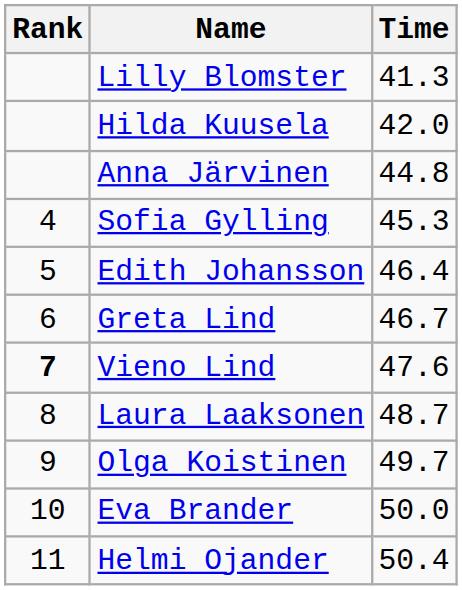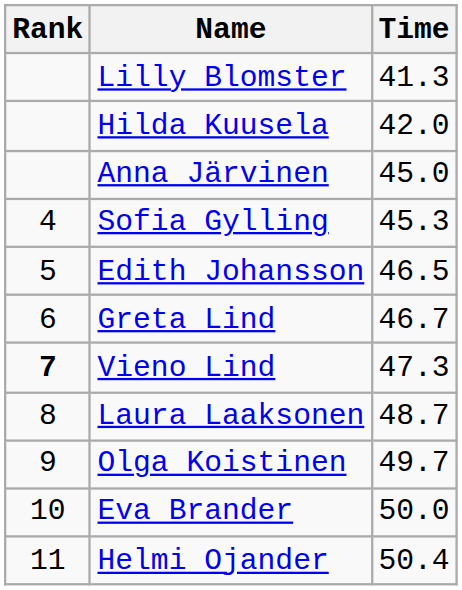(414, 174) 44.8 -> (414, 174) 45.0
(414, 271) 46.4 -> (414, 271) 46.5
(414, 367) 47.6 -> (414, 367) 47.3
